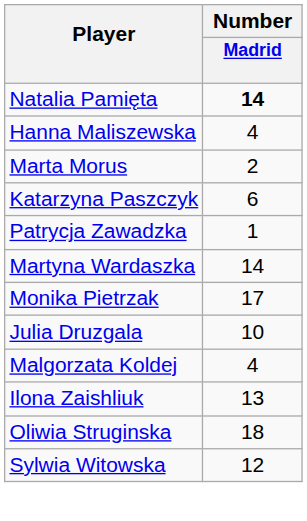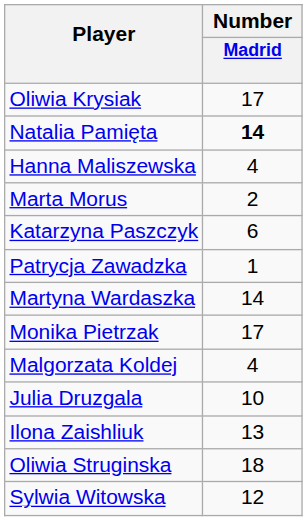+ row: (75, 99)
rows swapped: (76, 332) <-> (93, 365)
